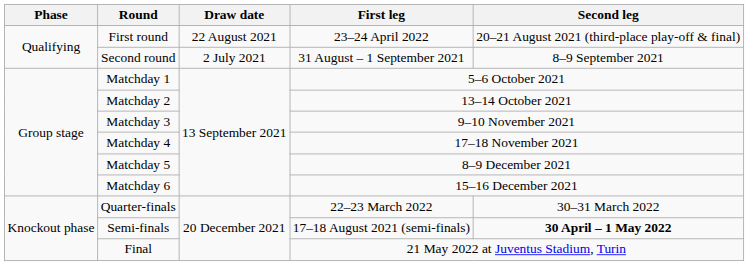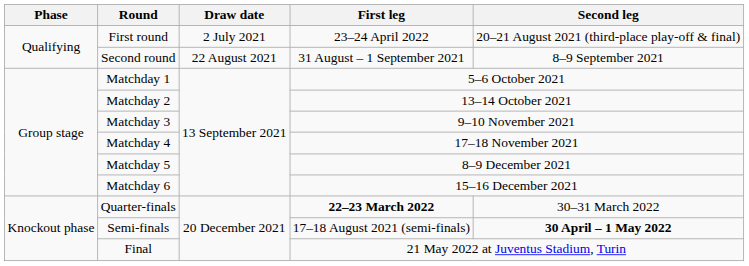(234, 36) 22 August 2021 -> (234, 36) 2 July 2021
(234, 57) 2 July 2021 -> (234, 57) 22 August 2021
(381, 206) normal -> (381, 206) bold
